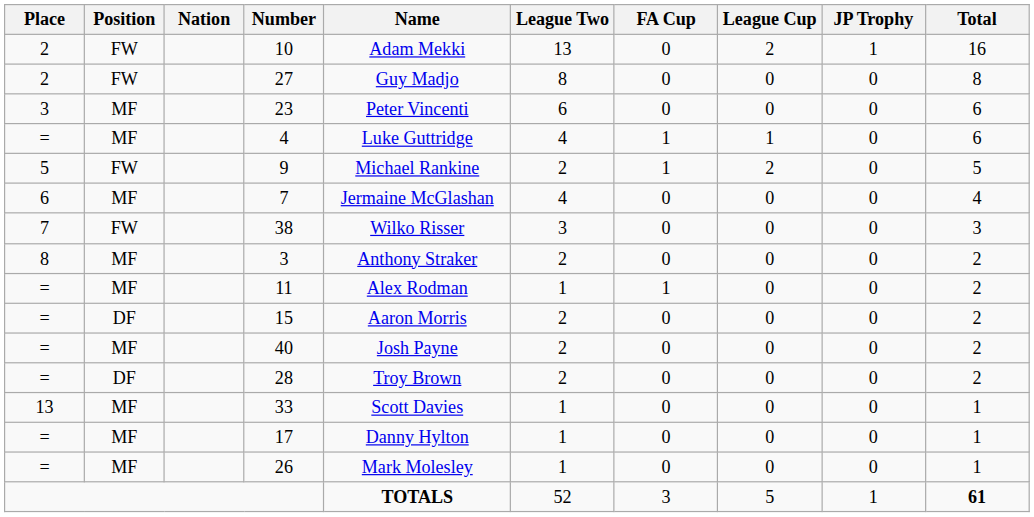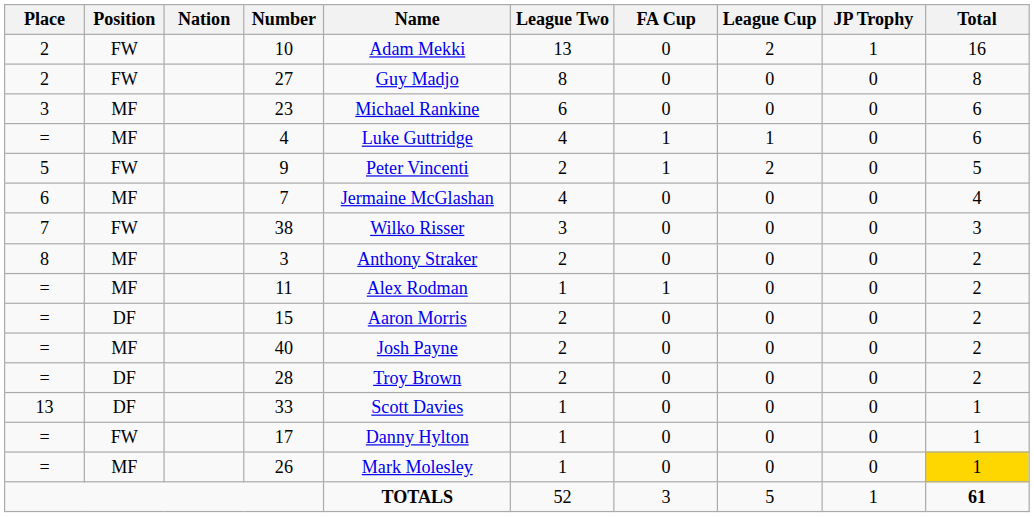(417, 109) Peter Vincenti -> (417, 109) Michael Rankine
(417, 168) Michael Rankine -> (417, 168) Peter Vincenti
(124, 407) MF -> (124, 407) DF
(124, 437) MF -> (124, 437) FW
(977, 466) no background -> (977, 466) gold background
